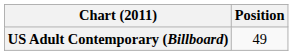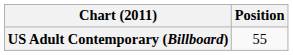(260, 38) 49 -> (260, 38) 55
